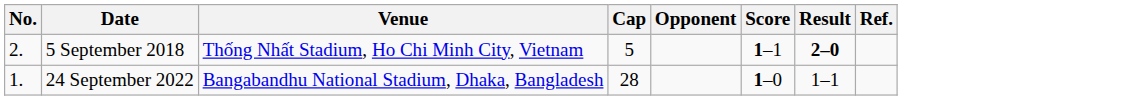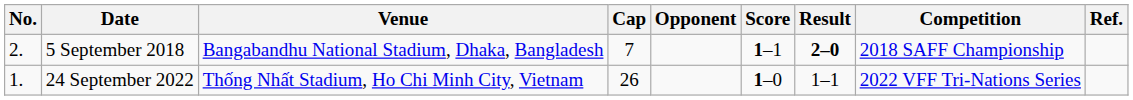+ column: (970, 19)
(393, 49) Thống Nhất Stadium, Ho Chi Minh City, Vietnam -> (403, 49) Bangabandhu National Stadium, Dhaka, Bangladesh
(629, 49) 5 -> (629, 49) 7
(403, 79) Bangabandhu National Stadium, Dhaka, Bangladesh -> (393, 79) Thống Nhất Stadium, Ho Chi Minh City, Vietnam
(629, 79) 28 -> (629, 79) 26
